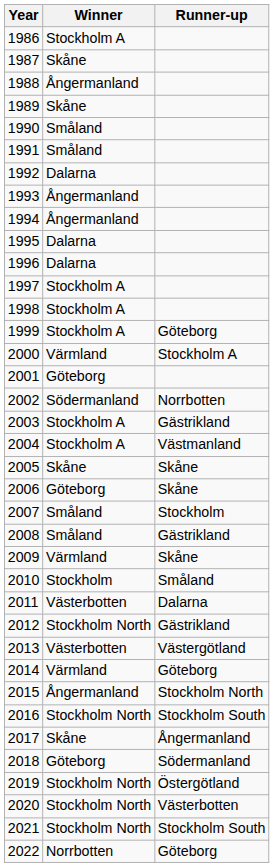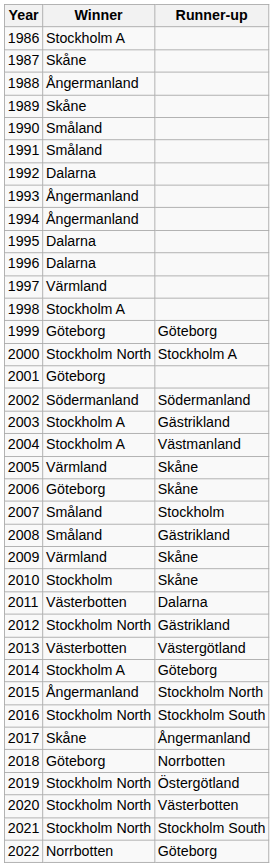(86, 286) Stockholm A -> (76, 286) Värmland
(86, 331) Stockholm A -> (76, 331) Göteborg
(76, 354) Värmland -> (99, 354) Stockholm North
(191, 399) Norrbotten -> (204, 399) Södermanland
(66, 467) Skåne -> (76, 467) Värmland
(186, 580) Småland -> (178, 580) Skåne
(76, 670) Värmland -> (86, 670) Stockholm A
(204, 761) Södermanland -> (191, 761) Norrbotten
